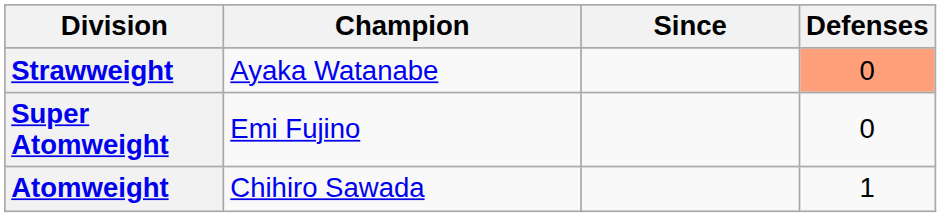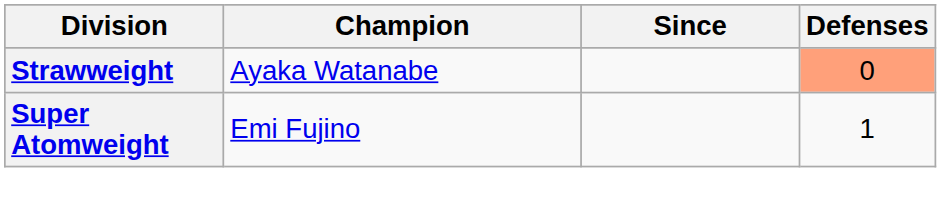(867, 129) 0 -> (867, 129) 1
- row: (90, 188)
